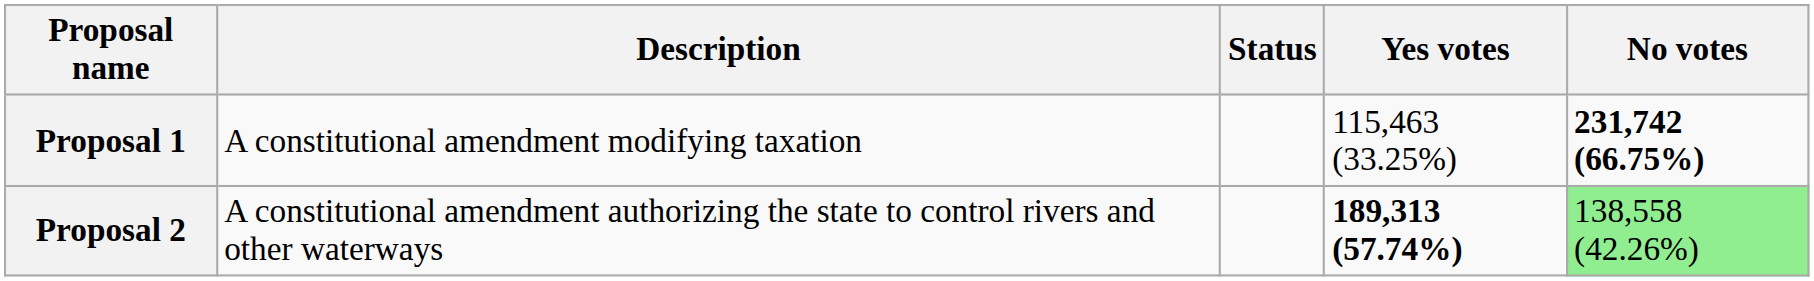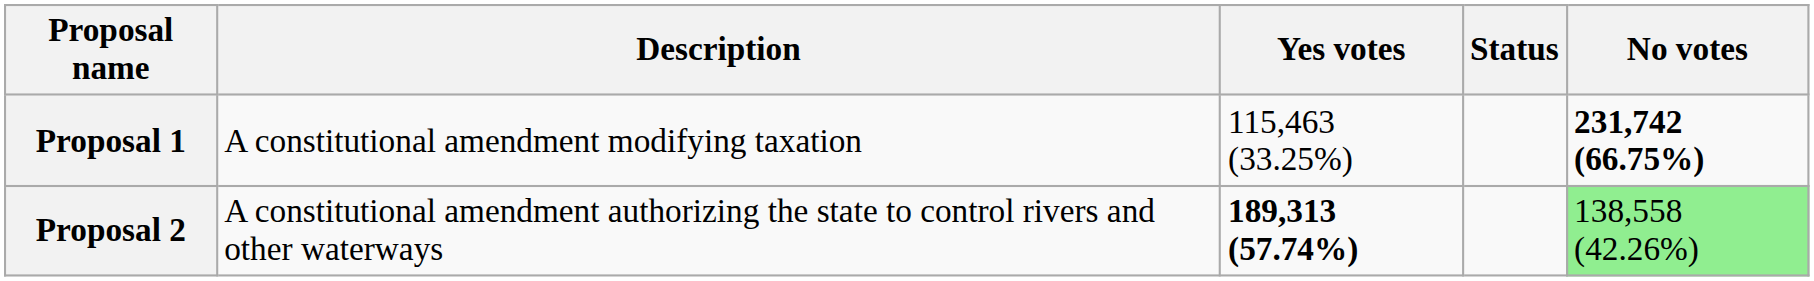columns swapped: (1272, 49) <-> (1445, 49)
